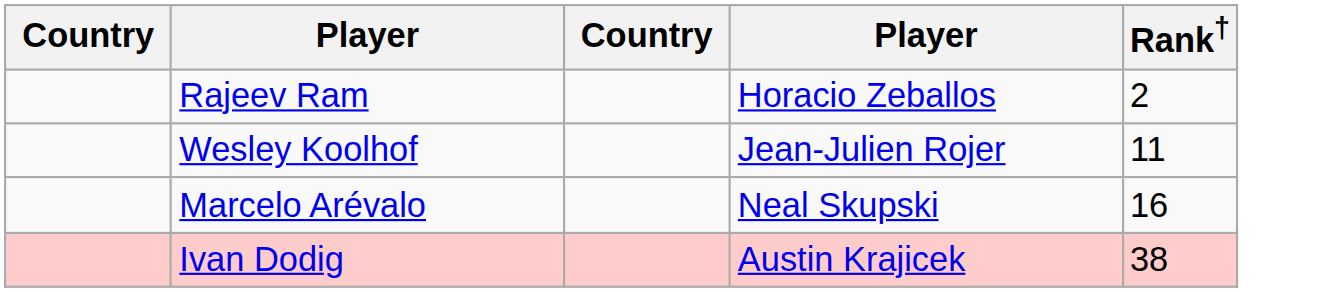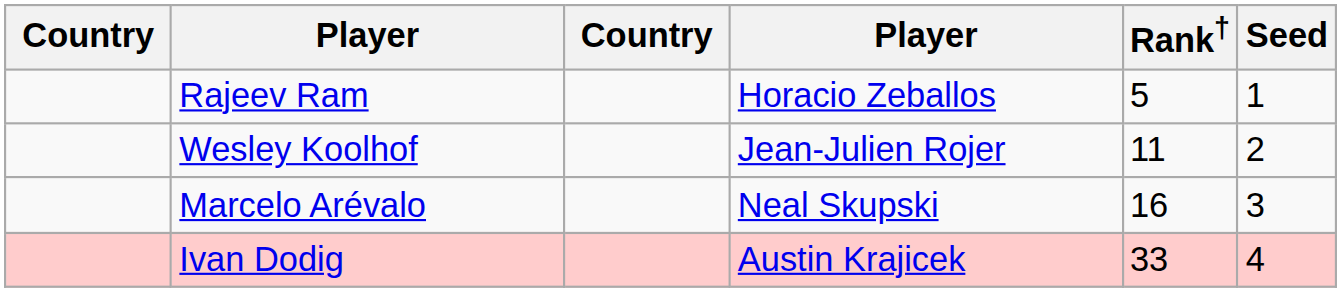+ column: (1287, 36)
(1140, 95) 2 -> (1140, 95) 5
(1149, 259) 38 -> (1149, 259) 33
